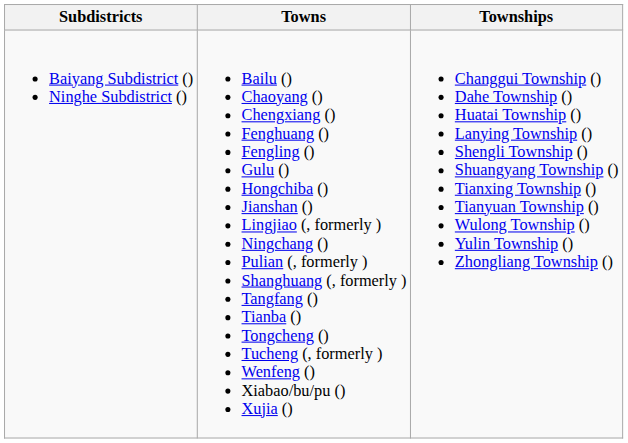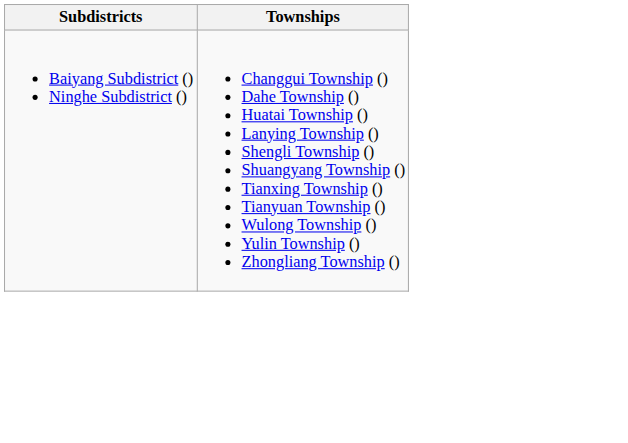- column: (304, 17)
